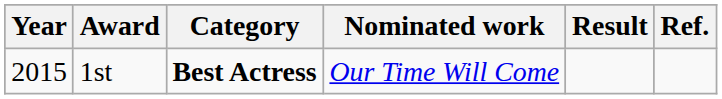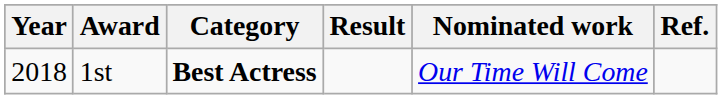columns swapped: (444, 26) <-> (610, 26)
(39, 70) 2015 -> (39, 70) 2018
